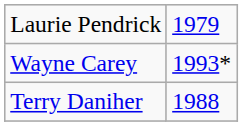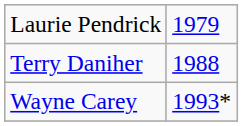rows swapped: (76, 101) <-> (74, 62)
